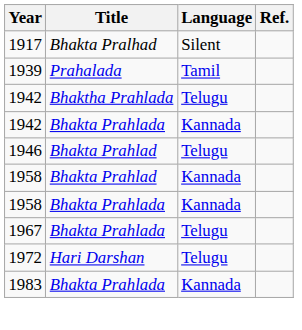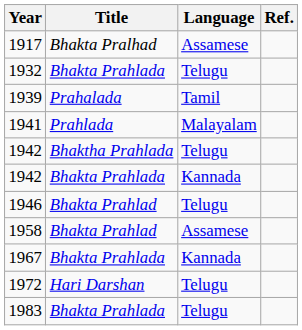(201, 44) Silent -> (215, 44) Assamese
+ row: (25, 71)
+ row: (25, 124)
(211, 177) Kannada -> (215, 230) Assamese
- row: (25, 204)
(204, 230) Telugu -> (211, 257) Kannada
(211, 284) Kannada -> (204, 310) Telugu
